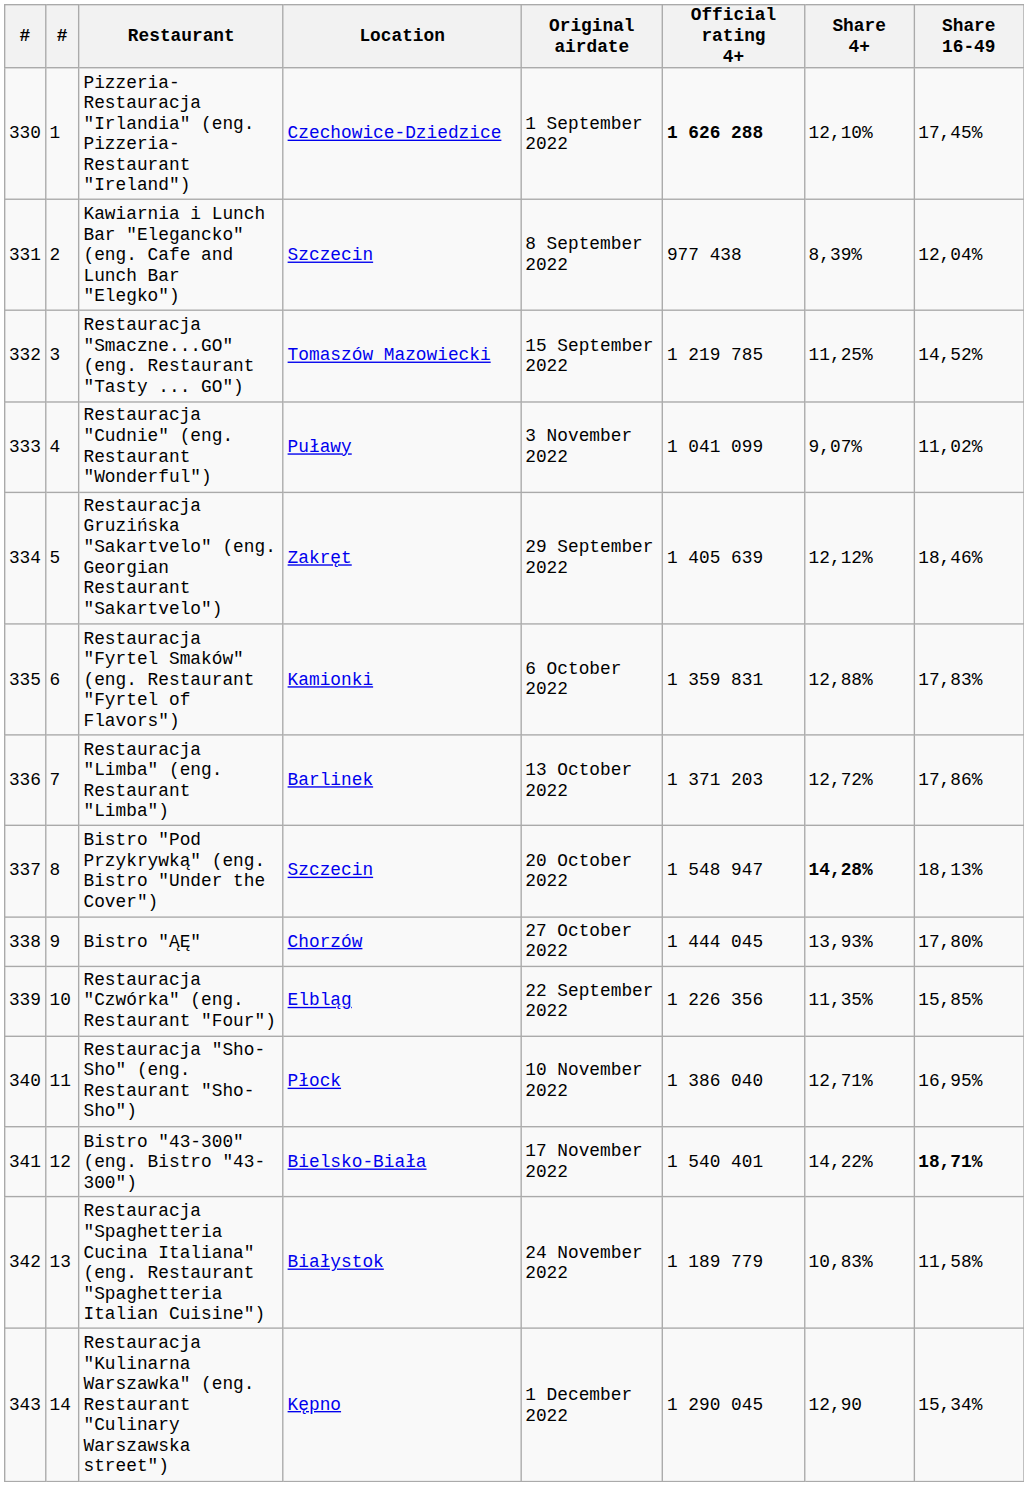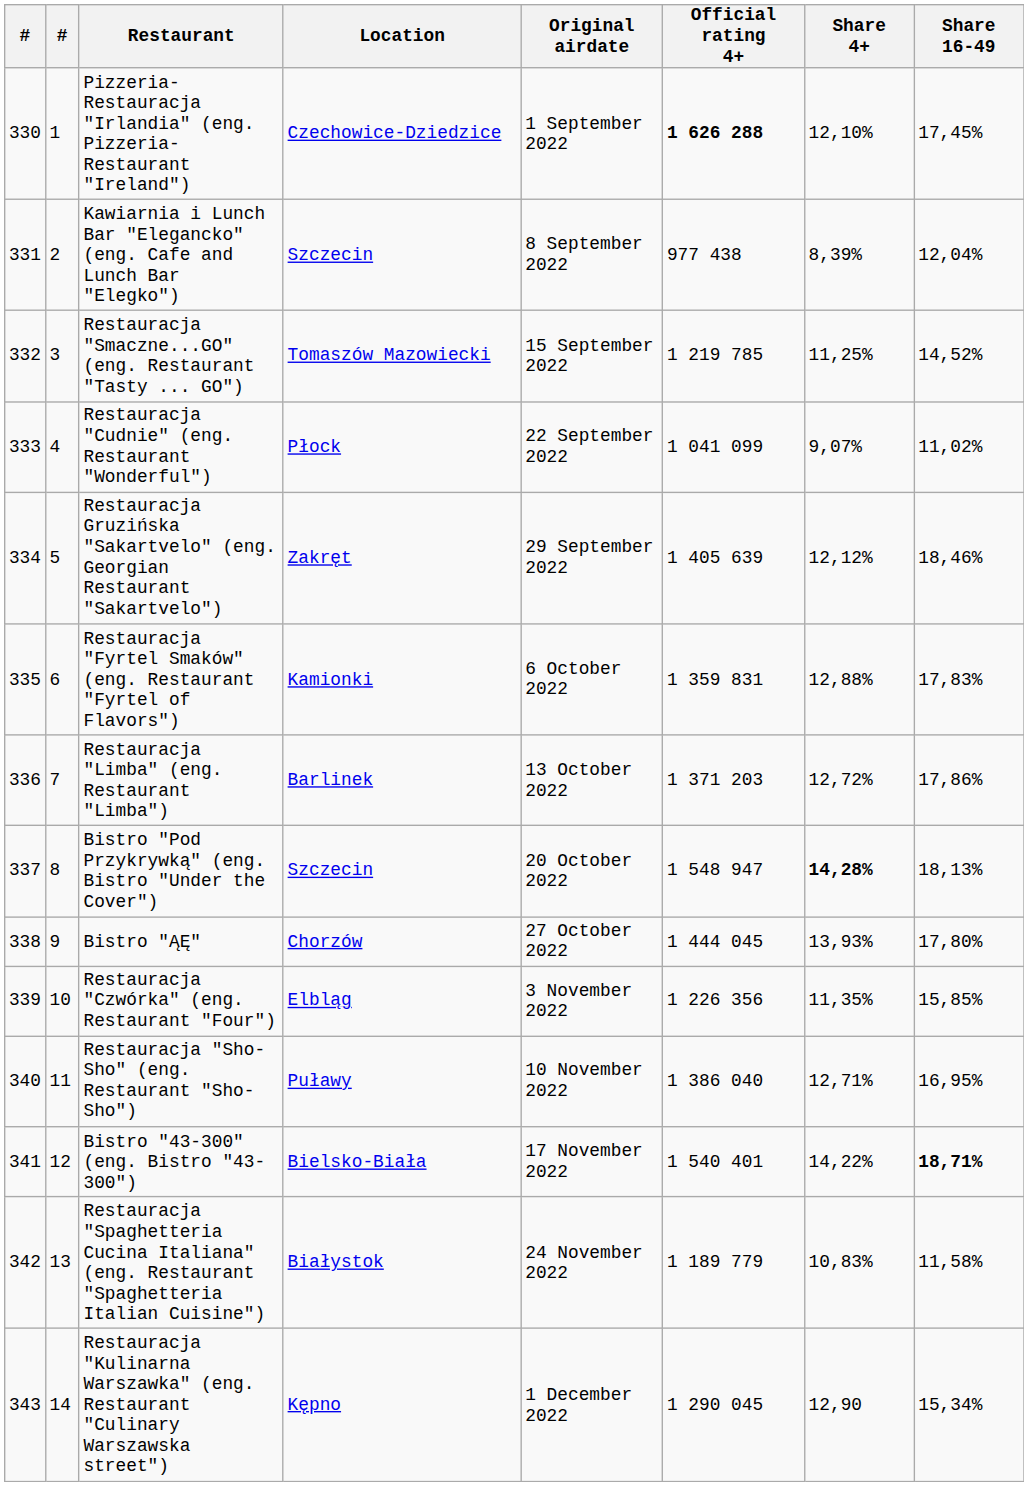(320, 447) Puławy -> (314, 447) Płock
(579, 447) 3 November 2022 -> (589, 447) 22 September 2022
(589, 1001) 22 September 2022 -> (579, 1001) 3 November 2022
(314, 1081) Płock -> (320, 1081) Puławy
